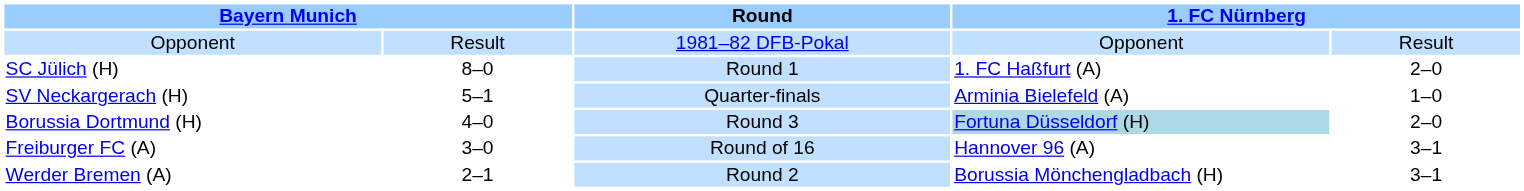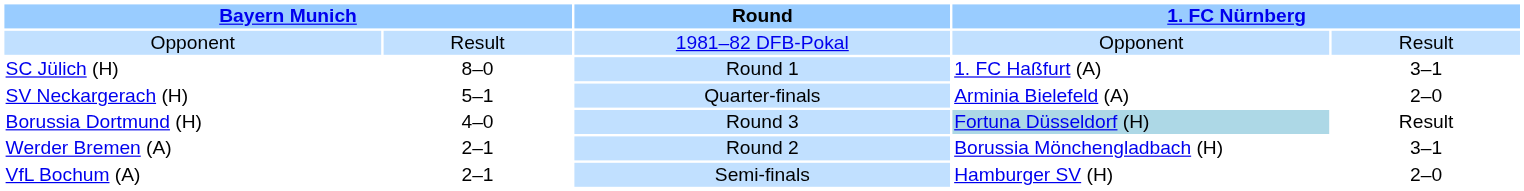(1426, 69) 2–0 -> (1426, 69) 3–1
(1426, 95) 1–0 -> (1426, 95) 2–0
(1426, 121) 2–0 -> (1426, 121) Result
- row: (81, 148)
+ row: (73, 174)
